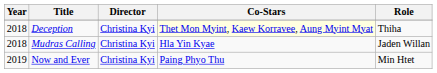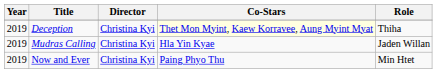(17, 28) 2018 -> (17, 28) 2019
(17, 44) 2018 -> (17, 44) 2019
